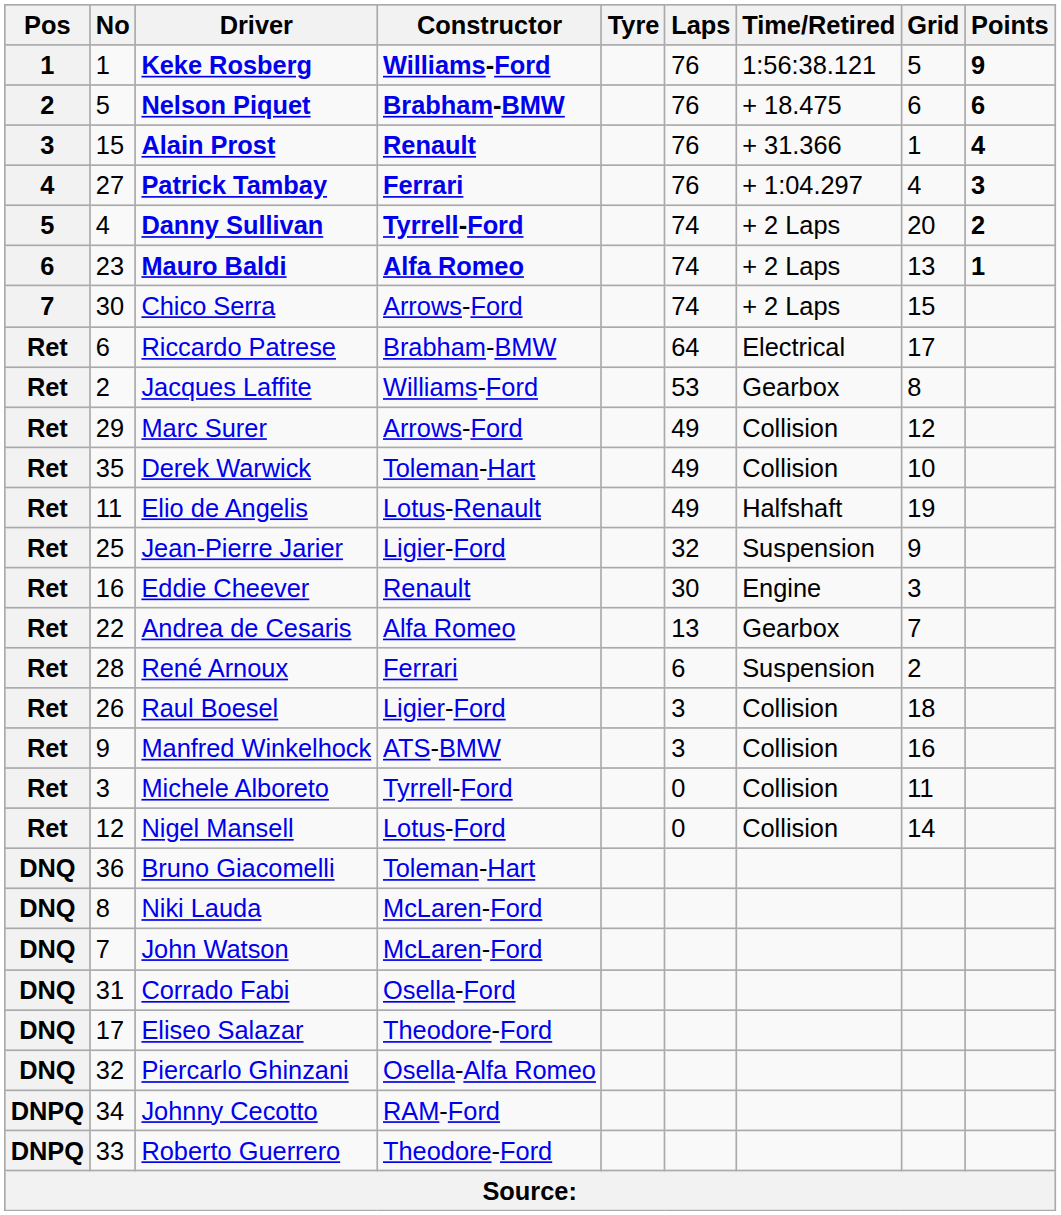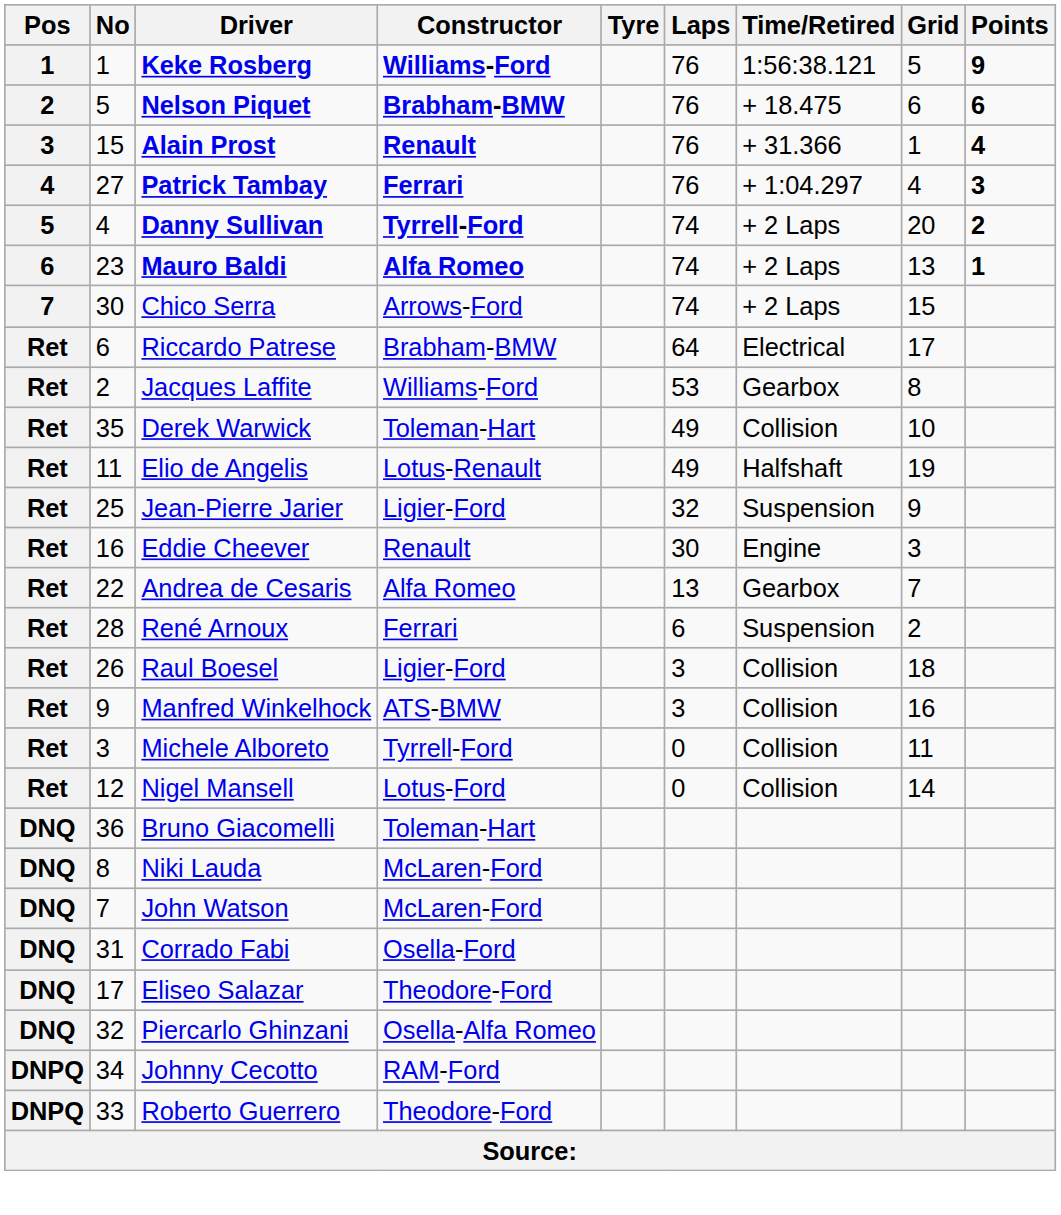- row: (204, 427)
